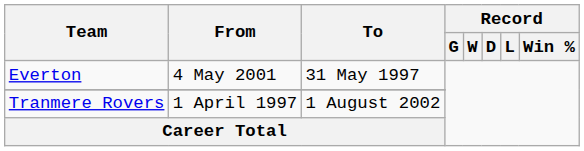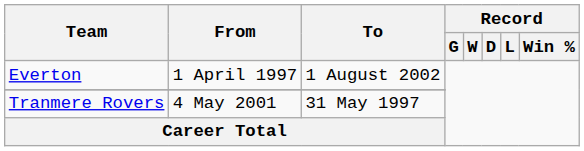(225, 75) 4 May 2001 -> (235, 75) 1 April 1997
(362, 75) 31 May 1997 -> (373, 75) 1 August 2002
(235, 103) 1 April 1997 -> (225, 103) 4 May 2001
(373, 103) 1 August 2002 -> (362, 103) 31 May 1997
